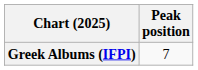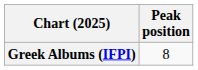(166, 53) 7 -> (166, 53) 8
